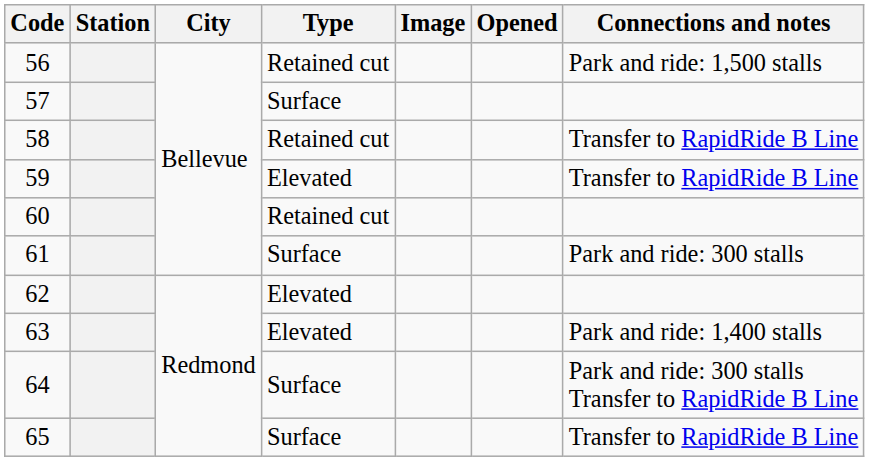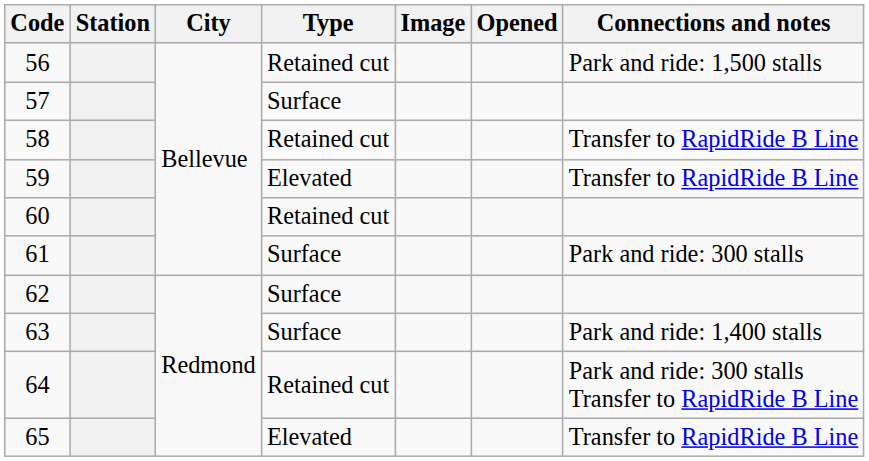(309, 293) Elevated -> (304, 293) Surface
(309, 332) Elevated -> (304, 332) Surface
(304, 384) Surface -> (328, 384) Retained cut
(304, 436) Surface -> (309, 436) Elevated
